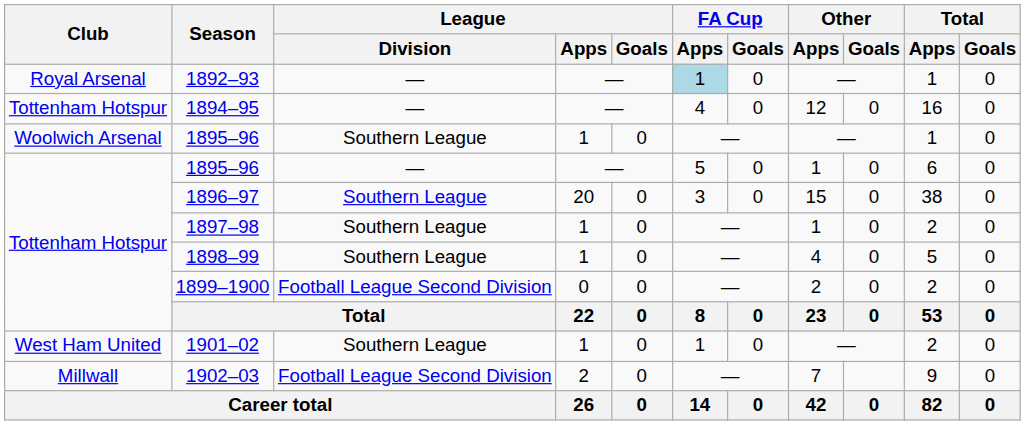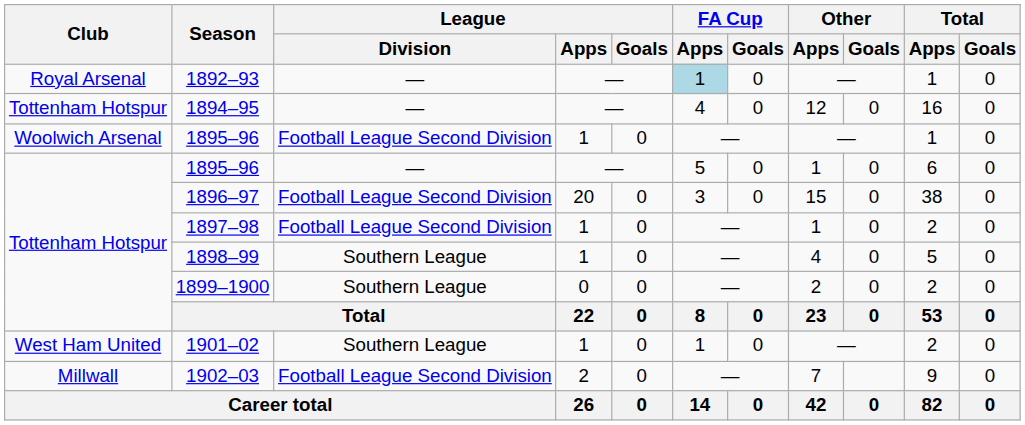(415, 138) Southern League -> (415, 138) Football League Second Division
(415, 197) Southern League -> (415, 197) Football League Second Division
(415, 227) Southern League -> (415, 227) Football League Second Division
(415, 286) Football League Second Division -> (415, 286) Southern League
